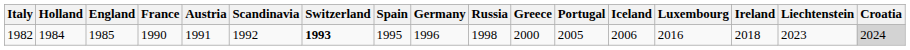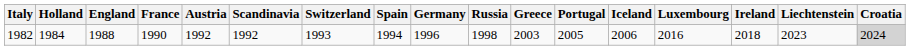(102, 34) 1985 -> (102, 34) 1988
(198, 34) 1991 -> (198, 34) 1992
(318, 34) bold -> (318, 34) normal
(389, 34) 1995 -> (389, 34) 1994
(527, 34) 2000 -> (527, 34) 2003
